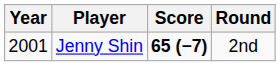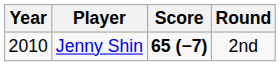(28, 46) 2001 -> (28, 46) 2010
